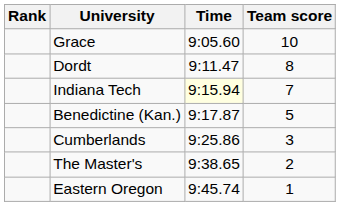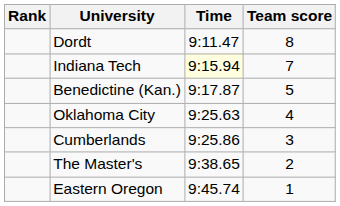- row: (74, 41)
+ row: (104, 115)
